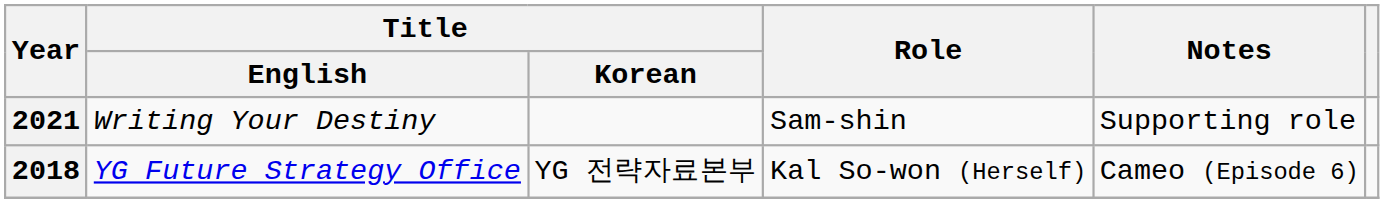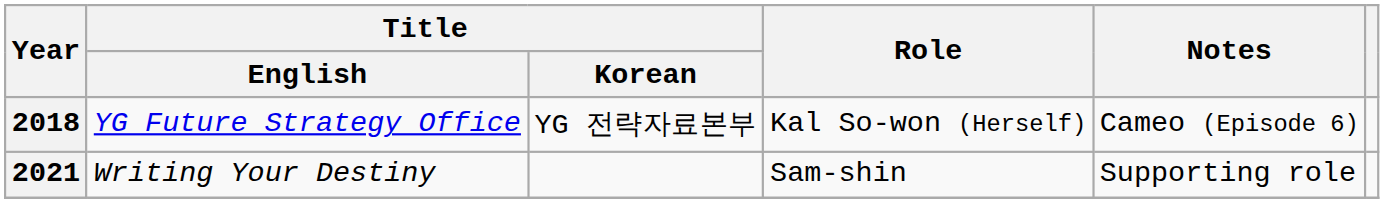rows swapped: (46, 171) <-> (46, 121)
